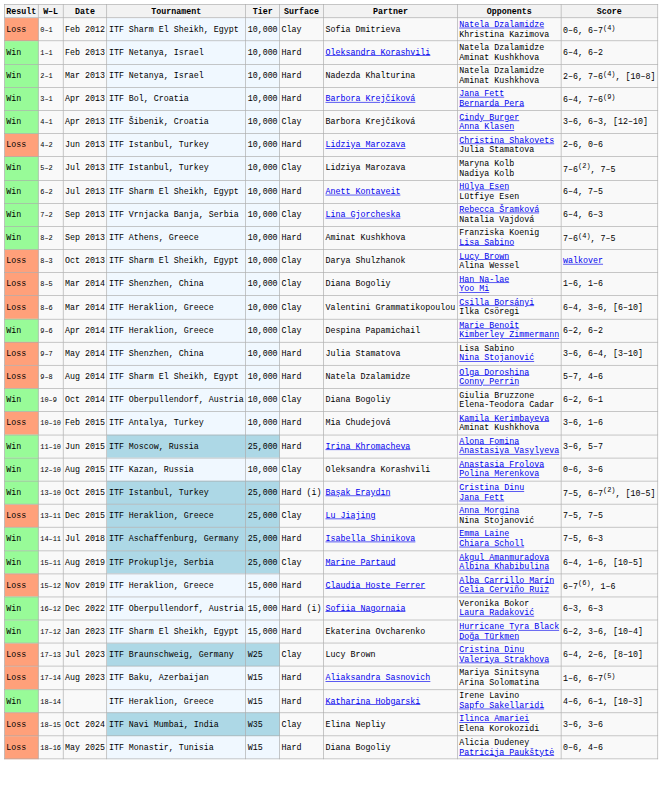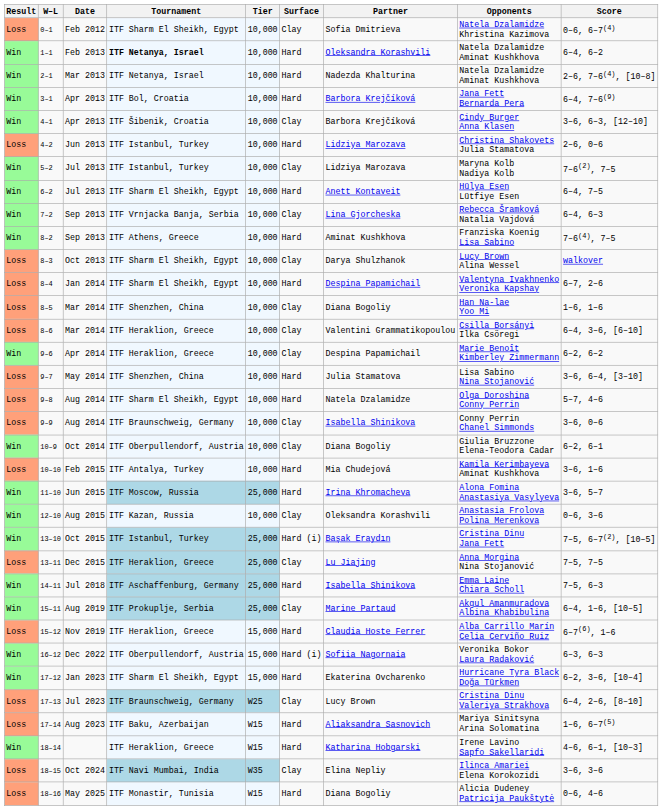(156, 53) normal -> (156, 53) bold
+ row: (46, 285)
+ row: (46, 424)
